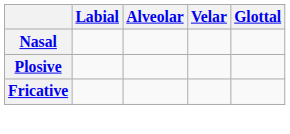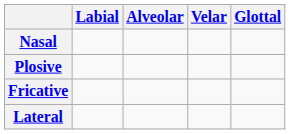+ row: (38, 116)
